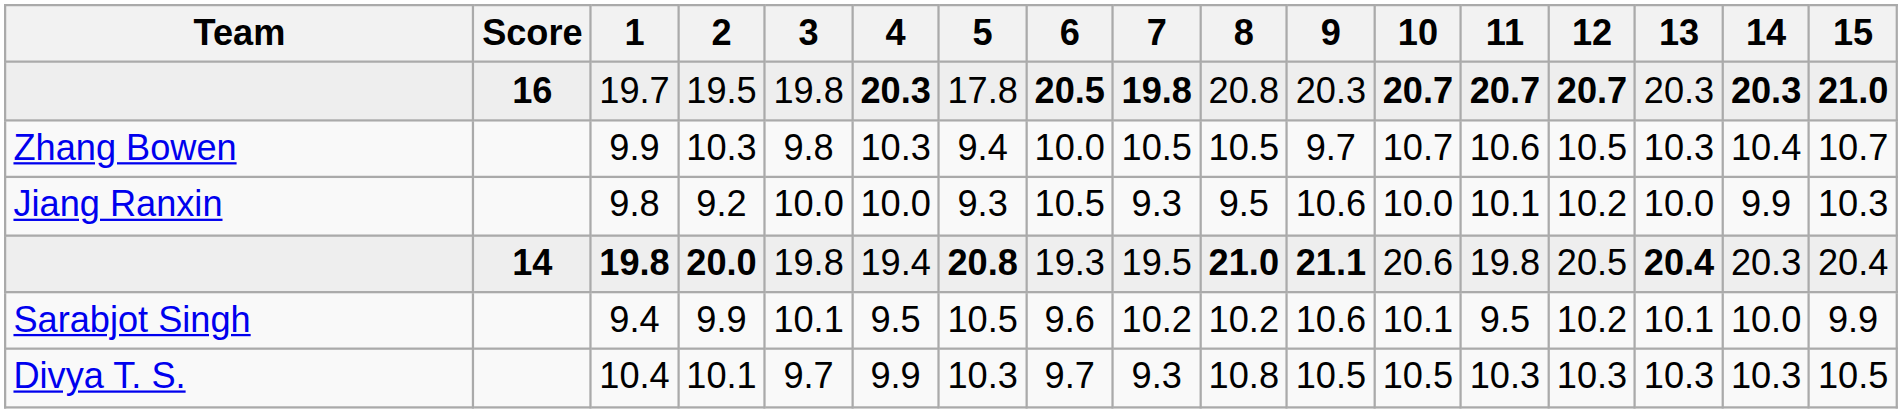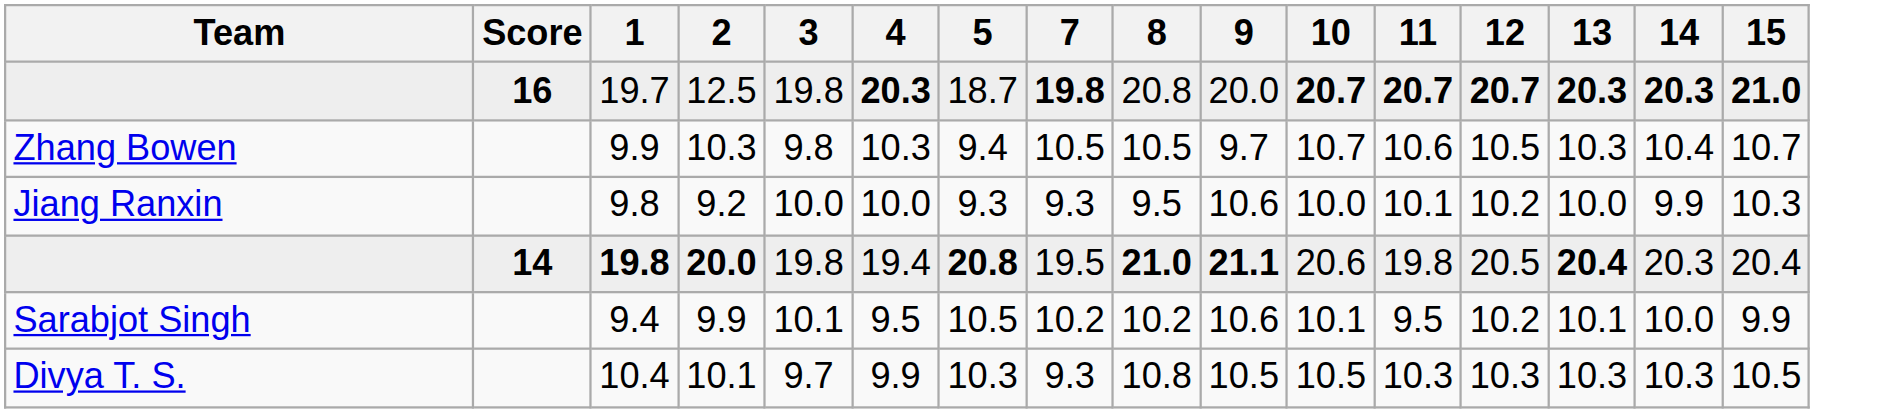- column: (1070, 33)
(722, 90) 19.5 -> (722, 90) 12.5
(983, 90) 17.8 -> (983, 90) 18.7
(1331, 90) 20.3 -> (1244, 90) 20.0
(1679, 90) normal -> (1592, 90) bold
